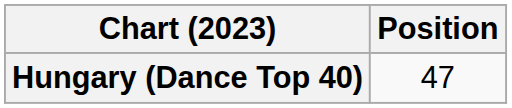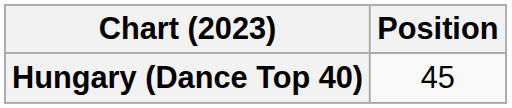(438, 77) 47 -> (438, 77) 45
